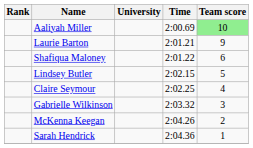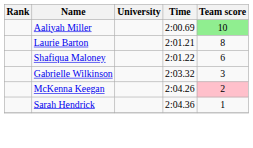(223, 43) 9 -> (223, 43) 8
- row: (63, 74)
- row: (65, 89)
(223, 120) no background -> (223, 89) pink background
